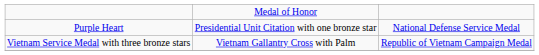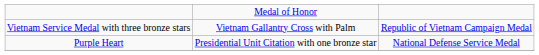rows swapped: (99, 27) <-> (99, 43)
